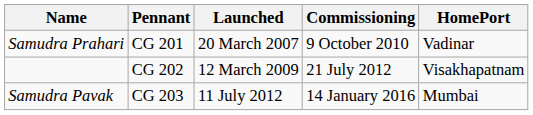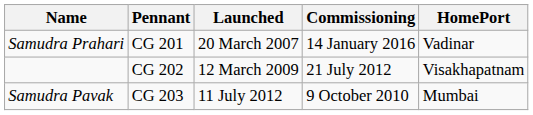(357, 43) 9 October 2010 -> (361, 43) 14 January 2016
(361, 95) 14 January 2016 -> (357, 95) 9 October 2010
